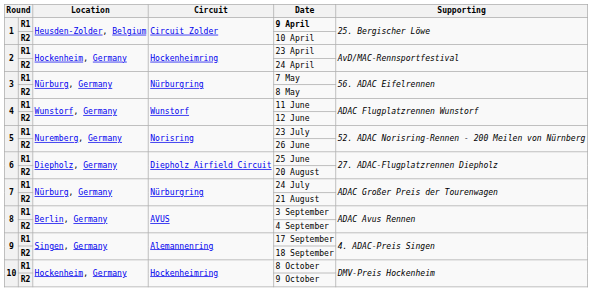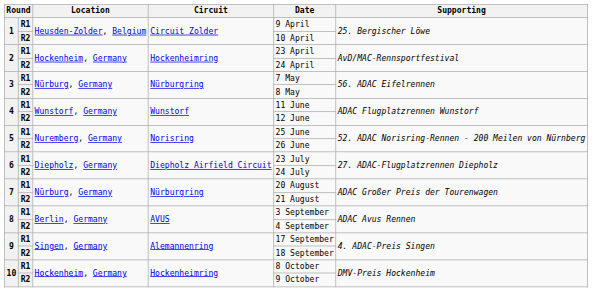(293, 25) bold -> (293, 25) normal
(293, 132) 23 July -> (293, 132) 25 June
(293, 159) 25 June -> (293, 159) 23 July
(297, 172) 20 August -> (293, 172) 24 July
(293, 186) 24 July -> (297, 186) 20 August
